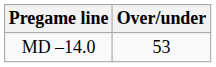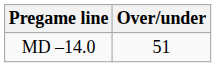(161, 47) 53 -> (161, 47) 51
